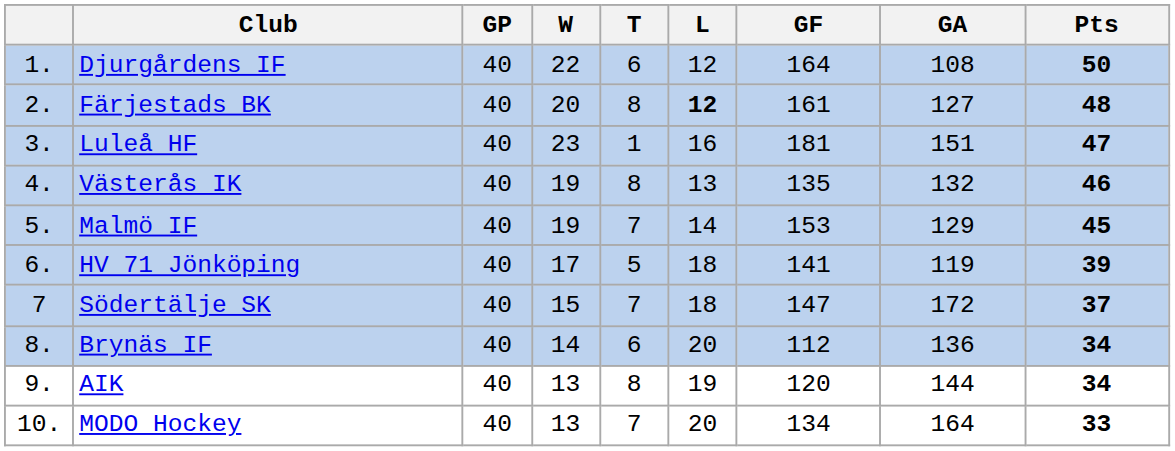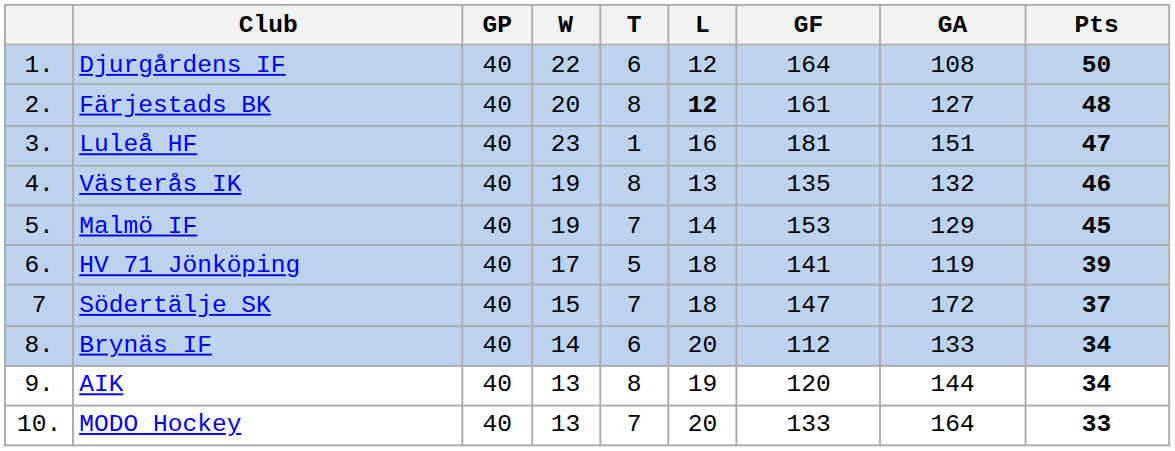(953, 345) 136 -> (953, 345) 133
(809, 425) 134 -> (809, 425) 133
